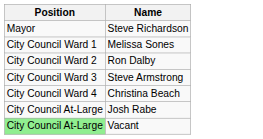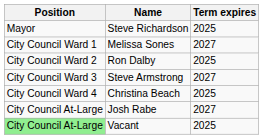+ column: (225, 12)
